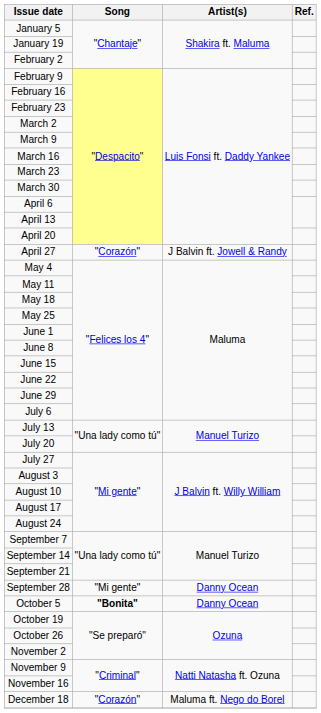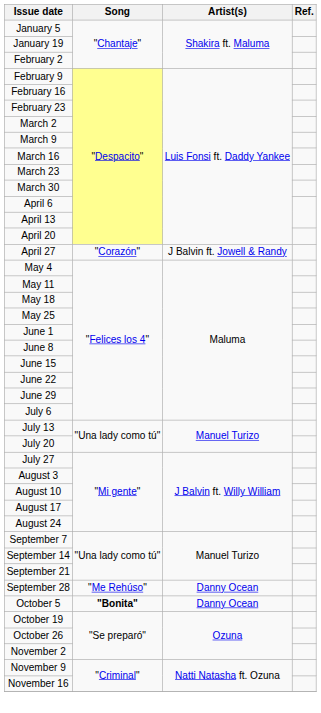(117, 587) "Mi gente" -> (117, 587) "Me Rehúso"
- row: (38, 699)
